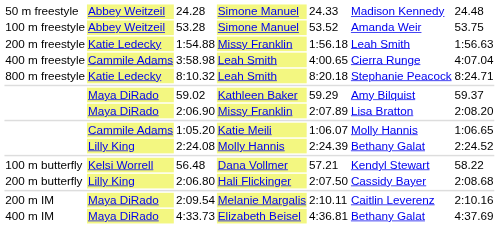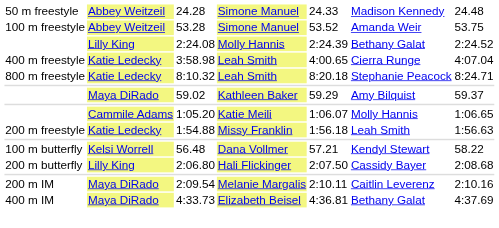rows swapped: (195, 44) <-> (195, 146)
(130, 60) Cammile Adams -> (125, 60) Katie Ledecky
- row: (195, 111)
